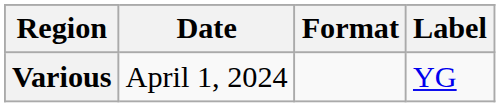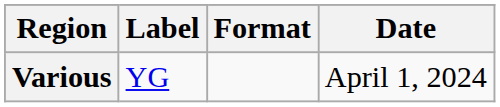columns swapped: (207, 28) <-> (450, 28)
